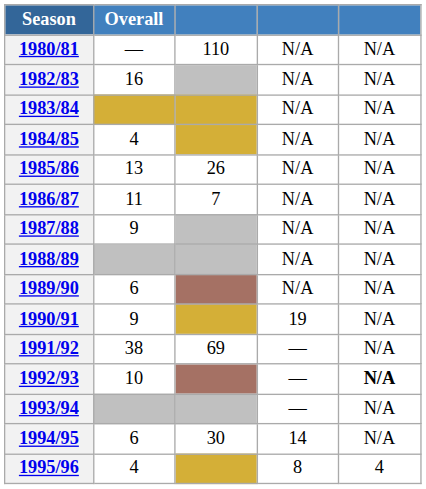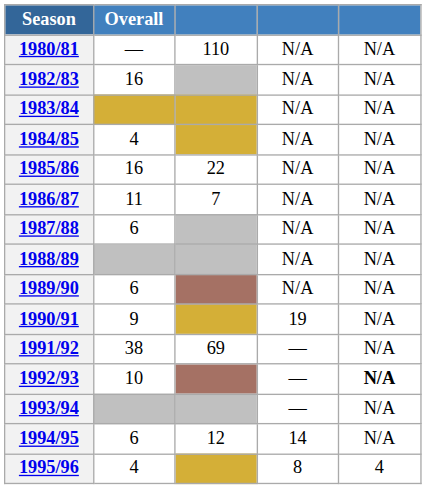(134, 168) 13 -> (134, 168) 16
(216, 168) 26 -> (216, 168) 22
(134, 228) 9 -> (134, 228) 6
(216, 438) 30 -> (216, 438) 12
